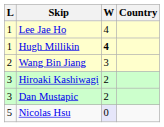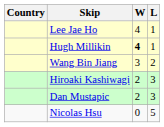columns swapped: (138, 12) <-> (10, 12)
(106, 113) lavender background -> (137, 113) no background
